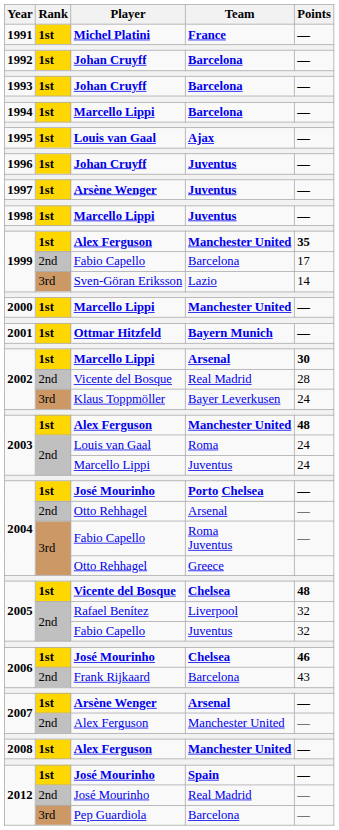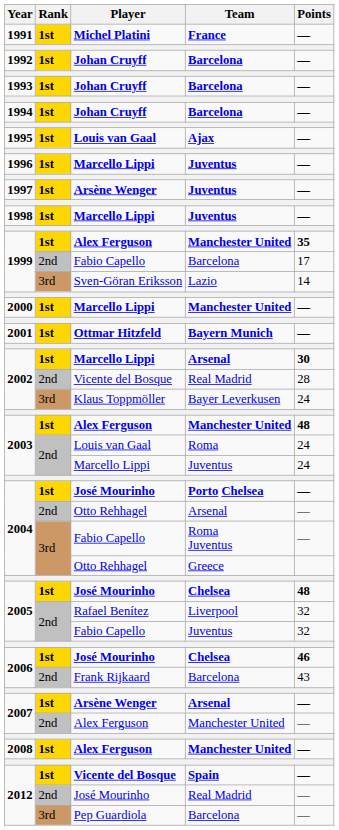(114, 112) Marcello Lippi -> (110, 112) Johan Cruyff
(110, 163) Johan Cruyff -> (114, 163) Marcello Lippi
(125, 591) Vicente del Bosque -> (114, 591) José Mourinho
(114, 775) José Mourinho -> (125, 775) Vicente del Bosque
